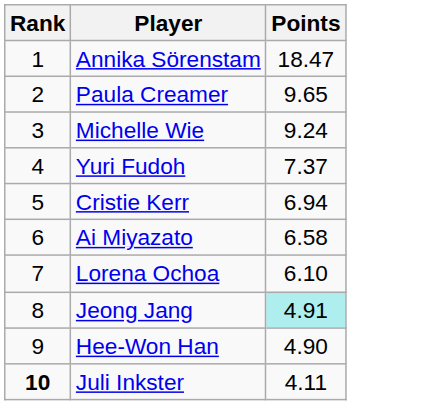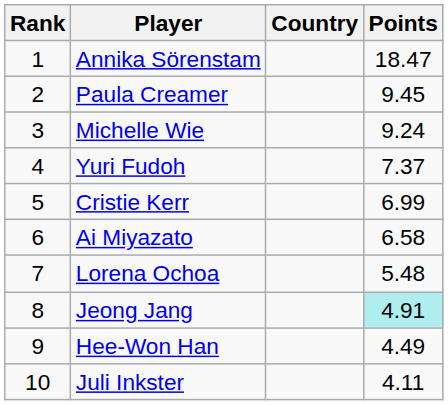+ column: (315, 23)
(306, 95) 9.65 -> (403, 95) 9.45
(306, 202) 6.94 -> (403, 202) 6.99
(306, 274) 6.10 -> (403, 274) 5.48
(306, 346) 4.90 -> (403, 346) 4.49
(38, 381) bold -> (38, 381) normal
